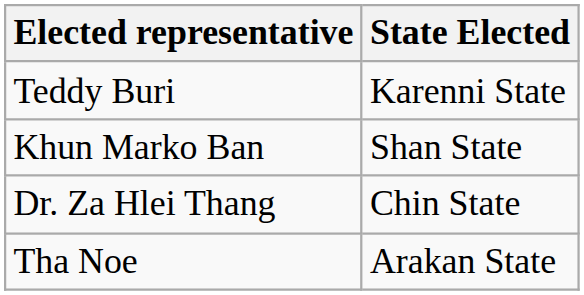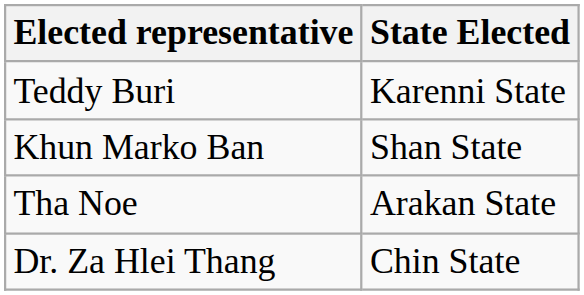rows swapped: (144, 203) <-> (76, 260)
